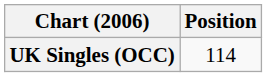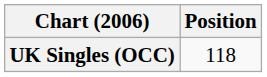(221, 54) 114 -> (221, 54) 118
